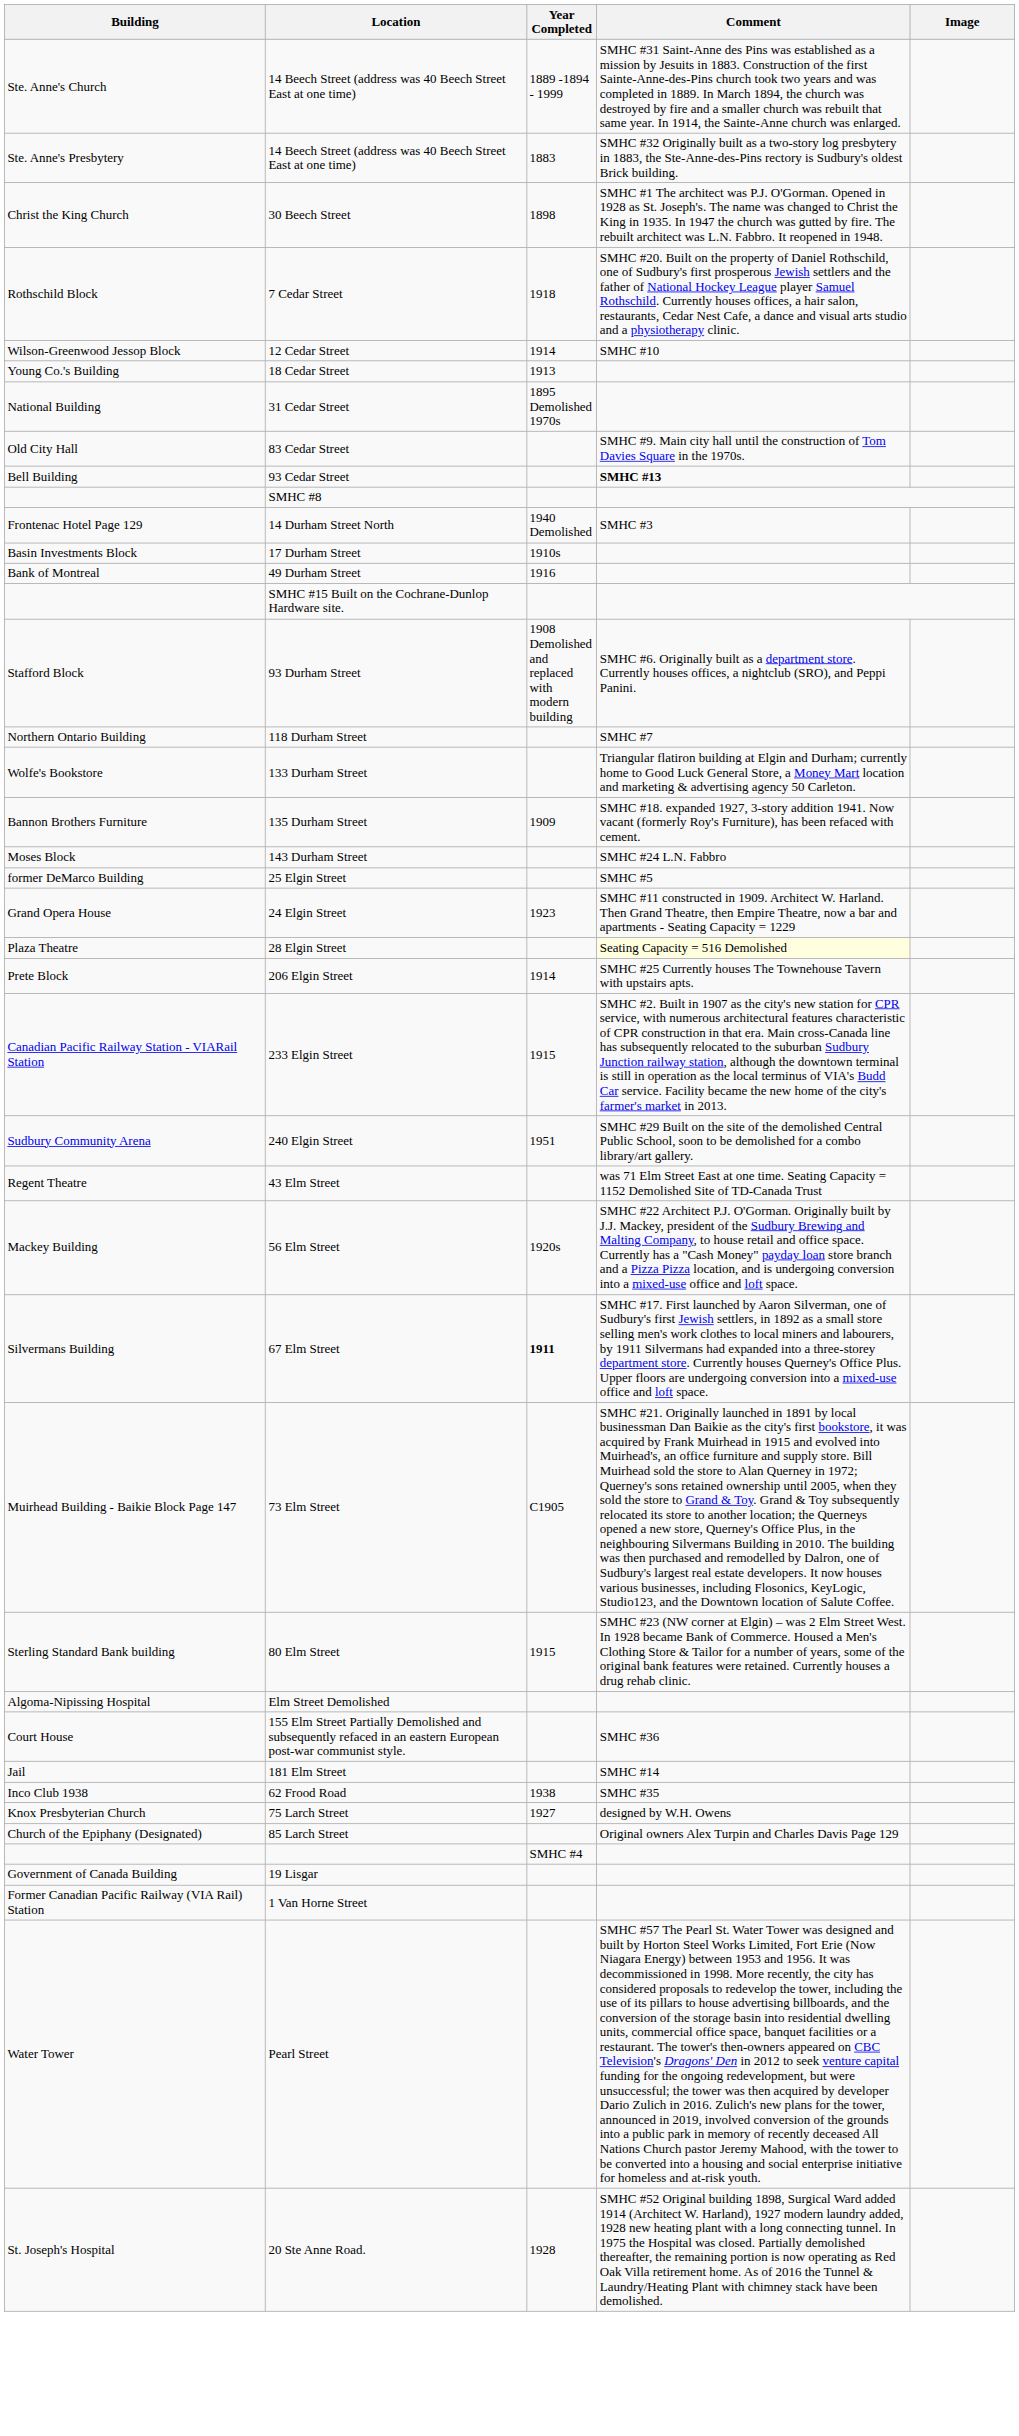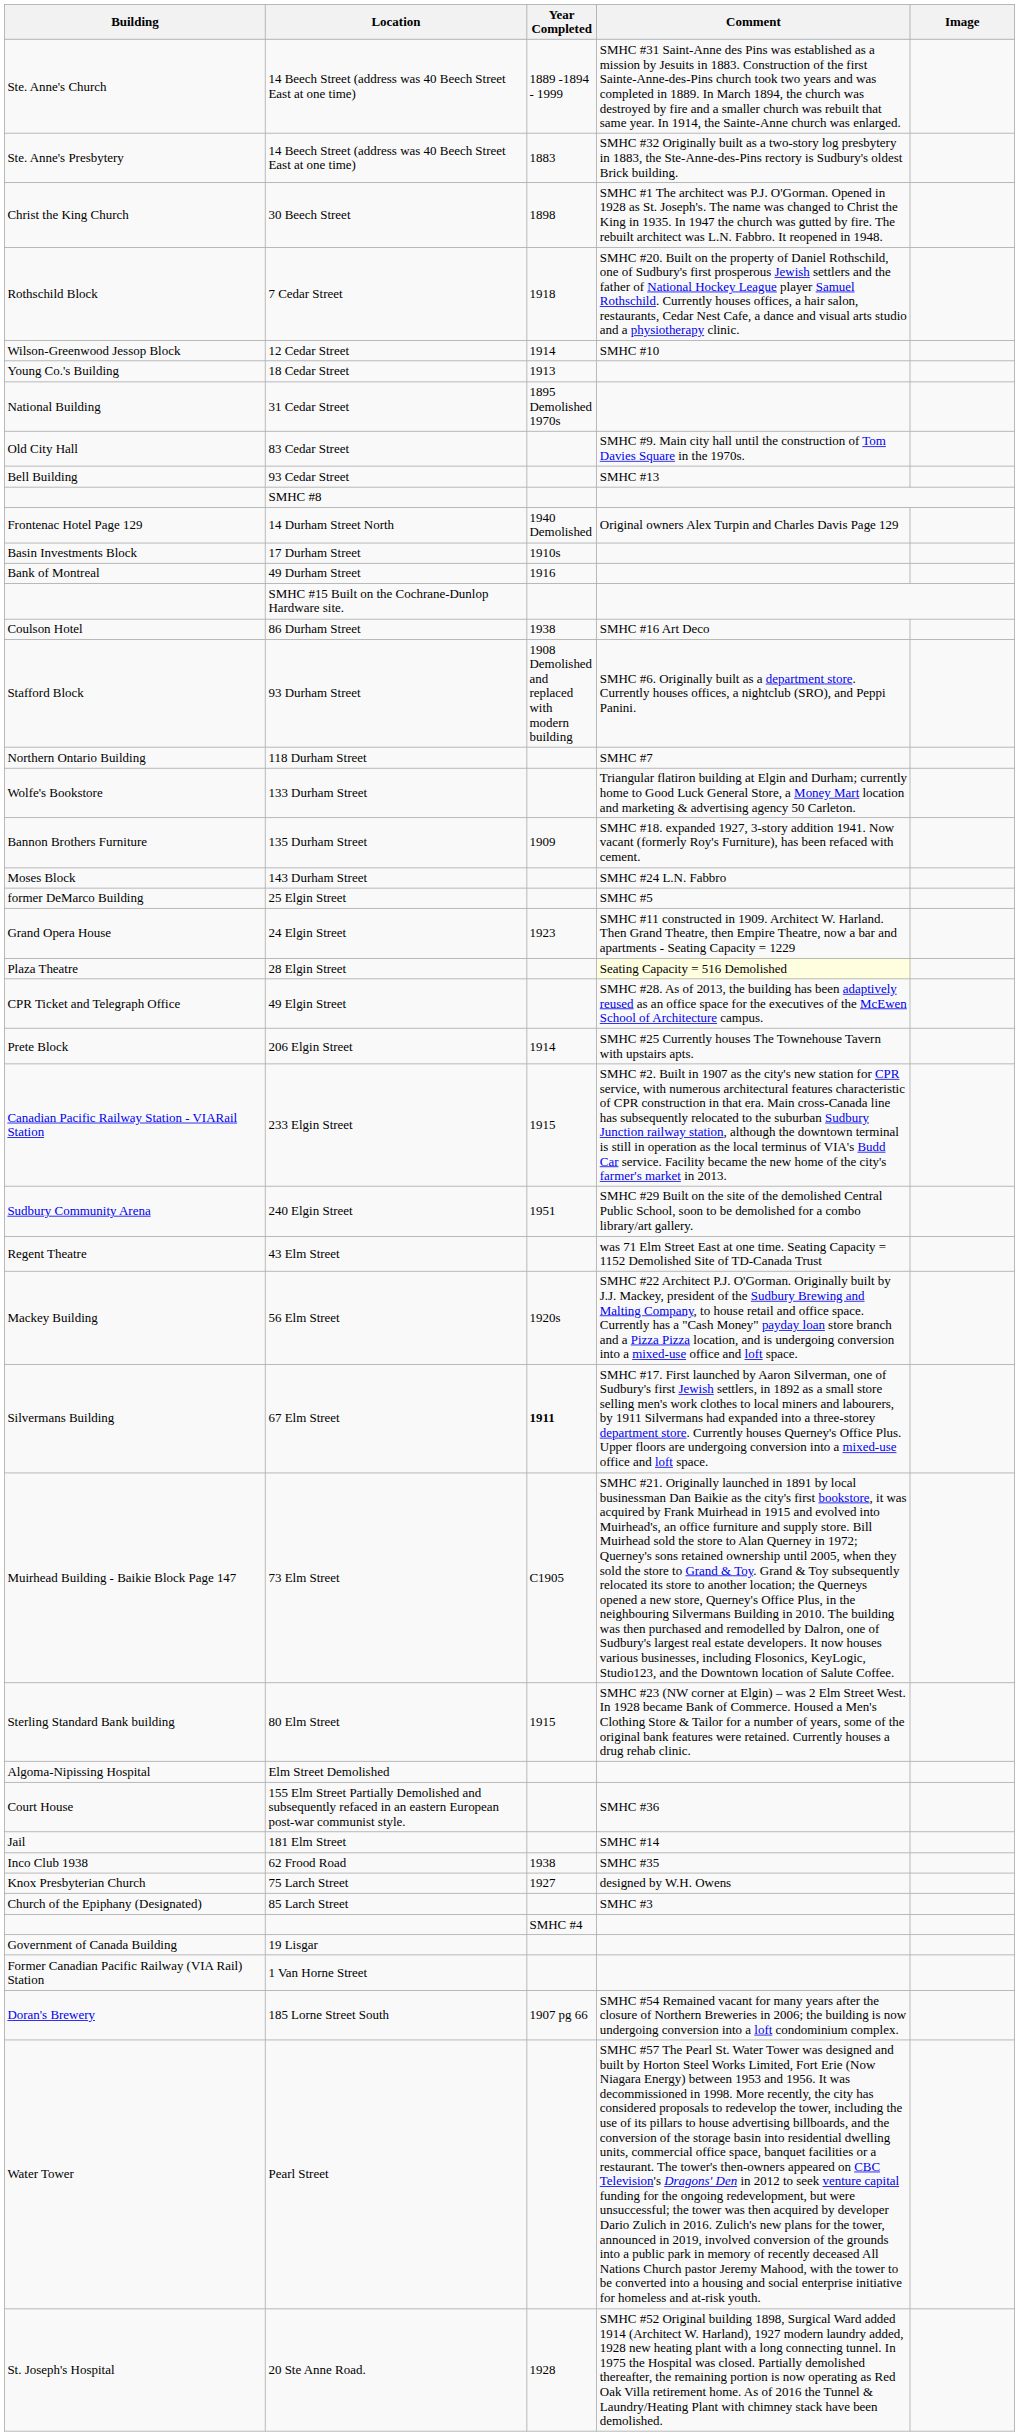(631, 476) bold -> (629, 476) normal
(626, 525) SMHC #3 -> (749, 525) Original owners Alex Turpin and Charles Davis Page 129
+ row: (45, 629)
+ row: (94, 1003)
(749, 1833) Original owners Alex Turpin and Charles Davis Page 129 -> (626, 1903) SMHC #3
+ row: (51, 2015)
